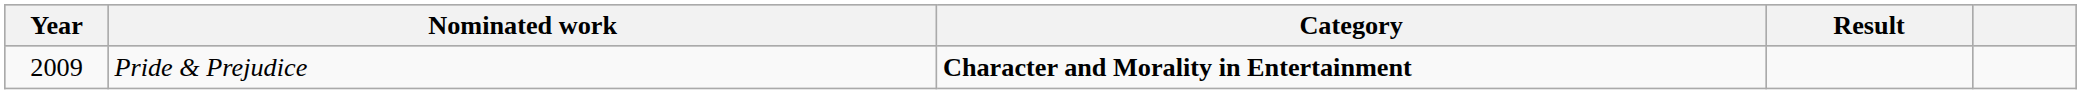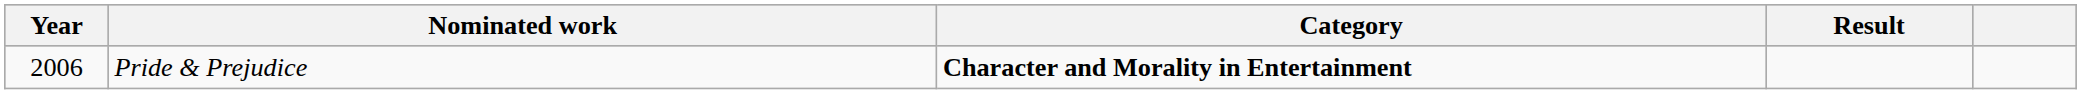(57, 66) 2009 -> (57, 66) 2006
